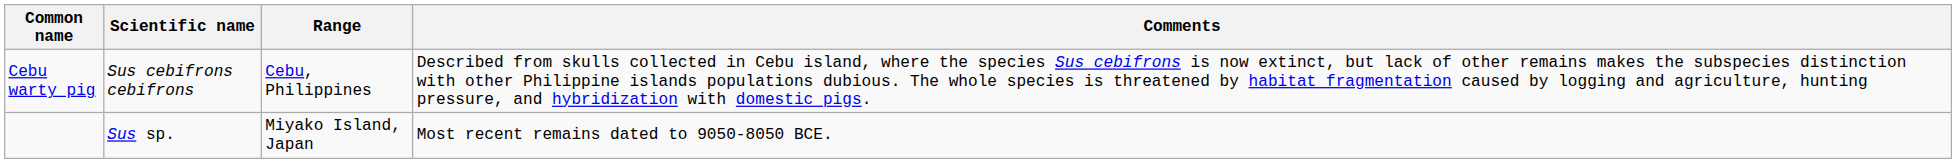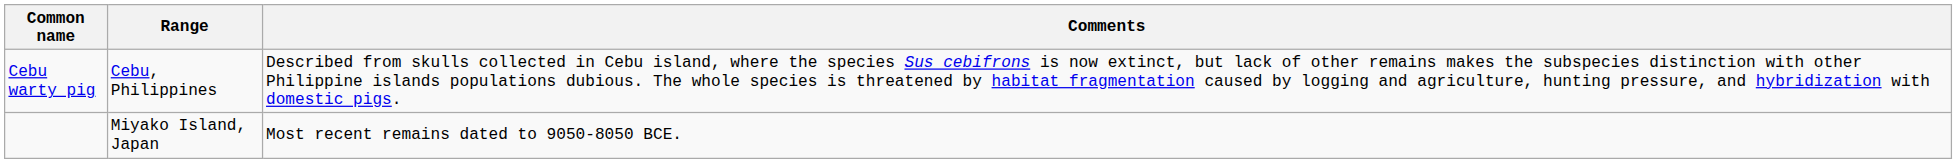- column: (182, 27)
